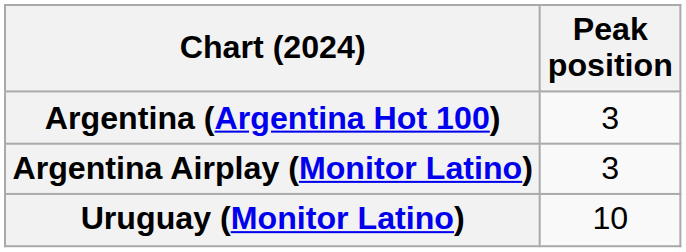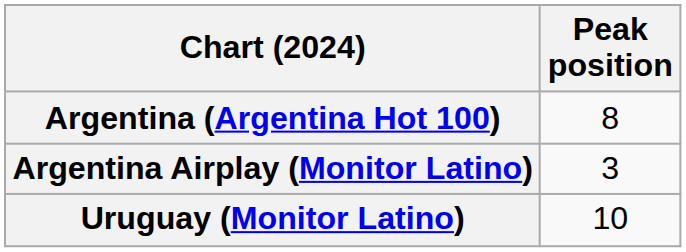(610, 117) 3 -> (610, 117) 8
